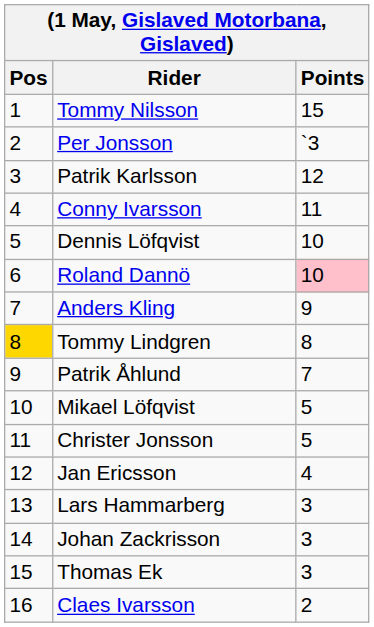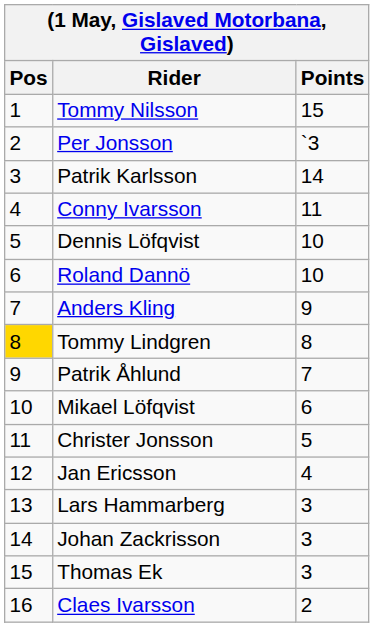(312, 176) 12 -> (312, 176) 14
(312, 275) pink background -> (312, 275) no background
(307, 407) 5 -> (307, 407) 6
